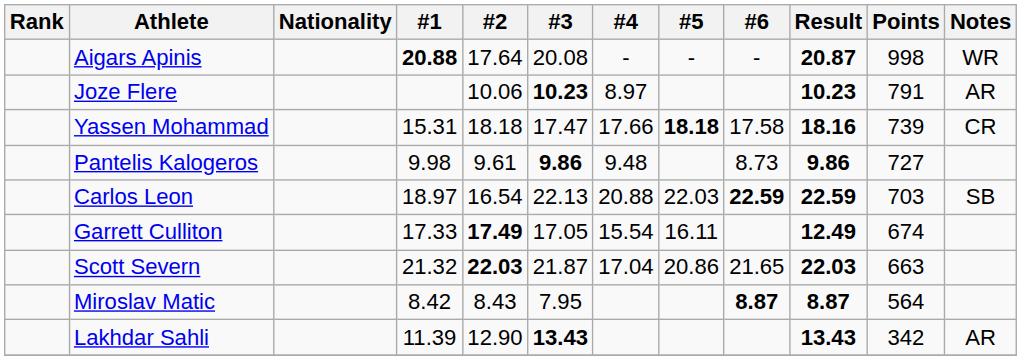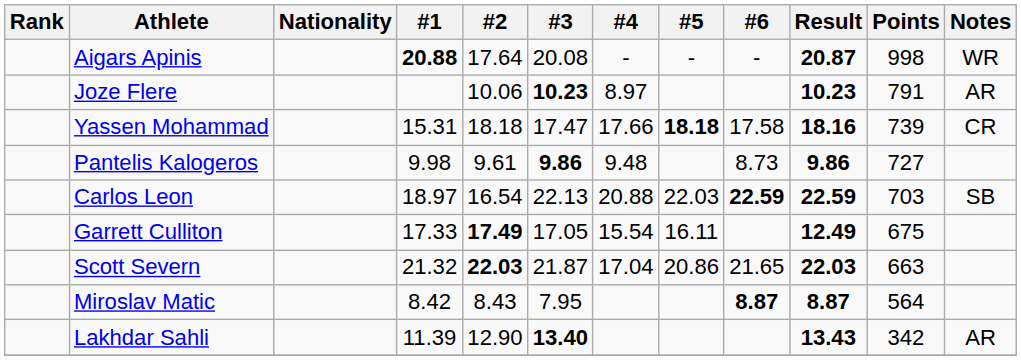(906, 232) 674 -> (906, 232) 675
(560, 337) 13.43 -> (560, 337) 13.40
